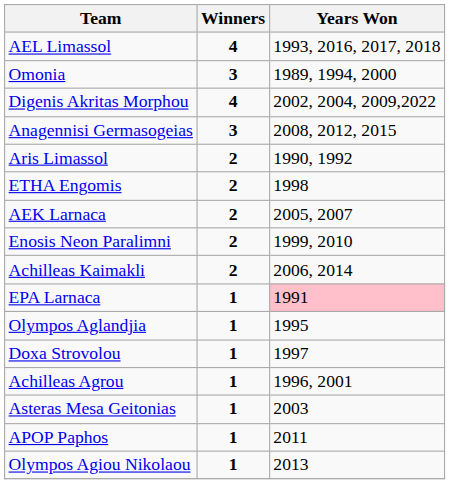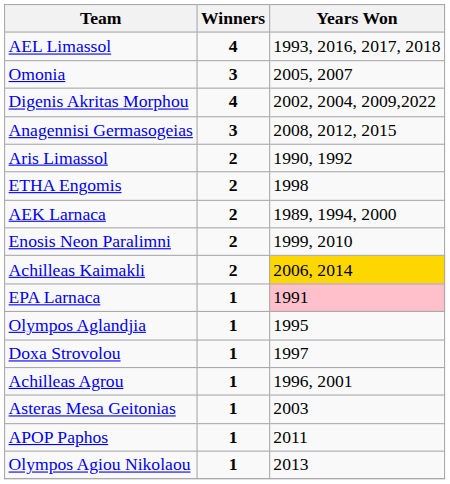(335, 74) 1989, 1994, 2000 -> (313, 74) 2005, 2007
(313, 213) 2005, 2007 -> (335, 213) 1989, 1994, 2000
(313, 269) no background -> (313, 269) gold background
